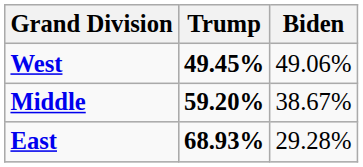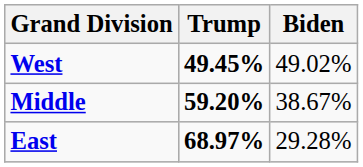(313, 63) 49.06% -> (313, 63) 49.02%
(224, 141) 68.93% -> (224, 141) 68.97%
